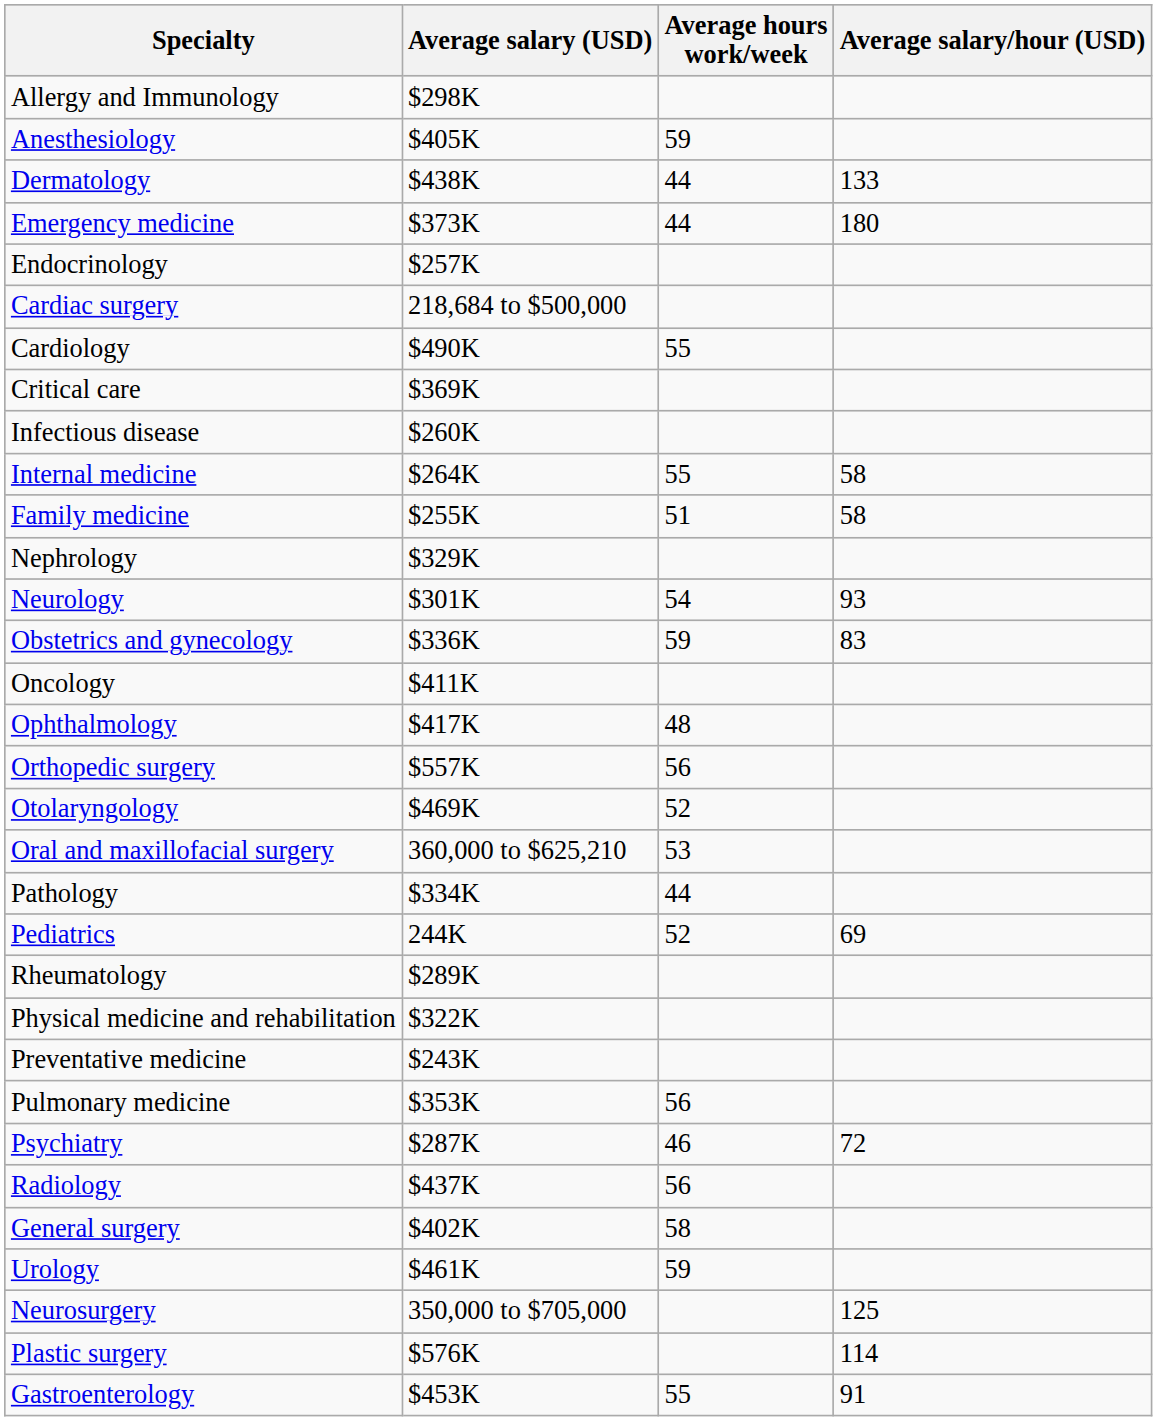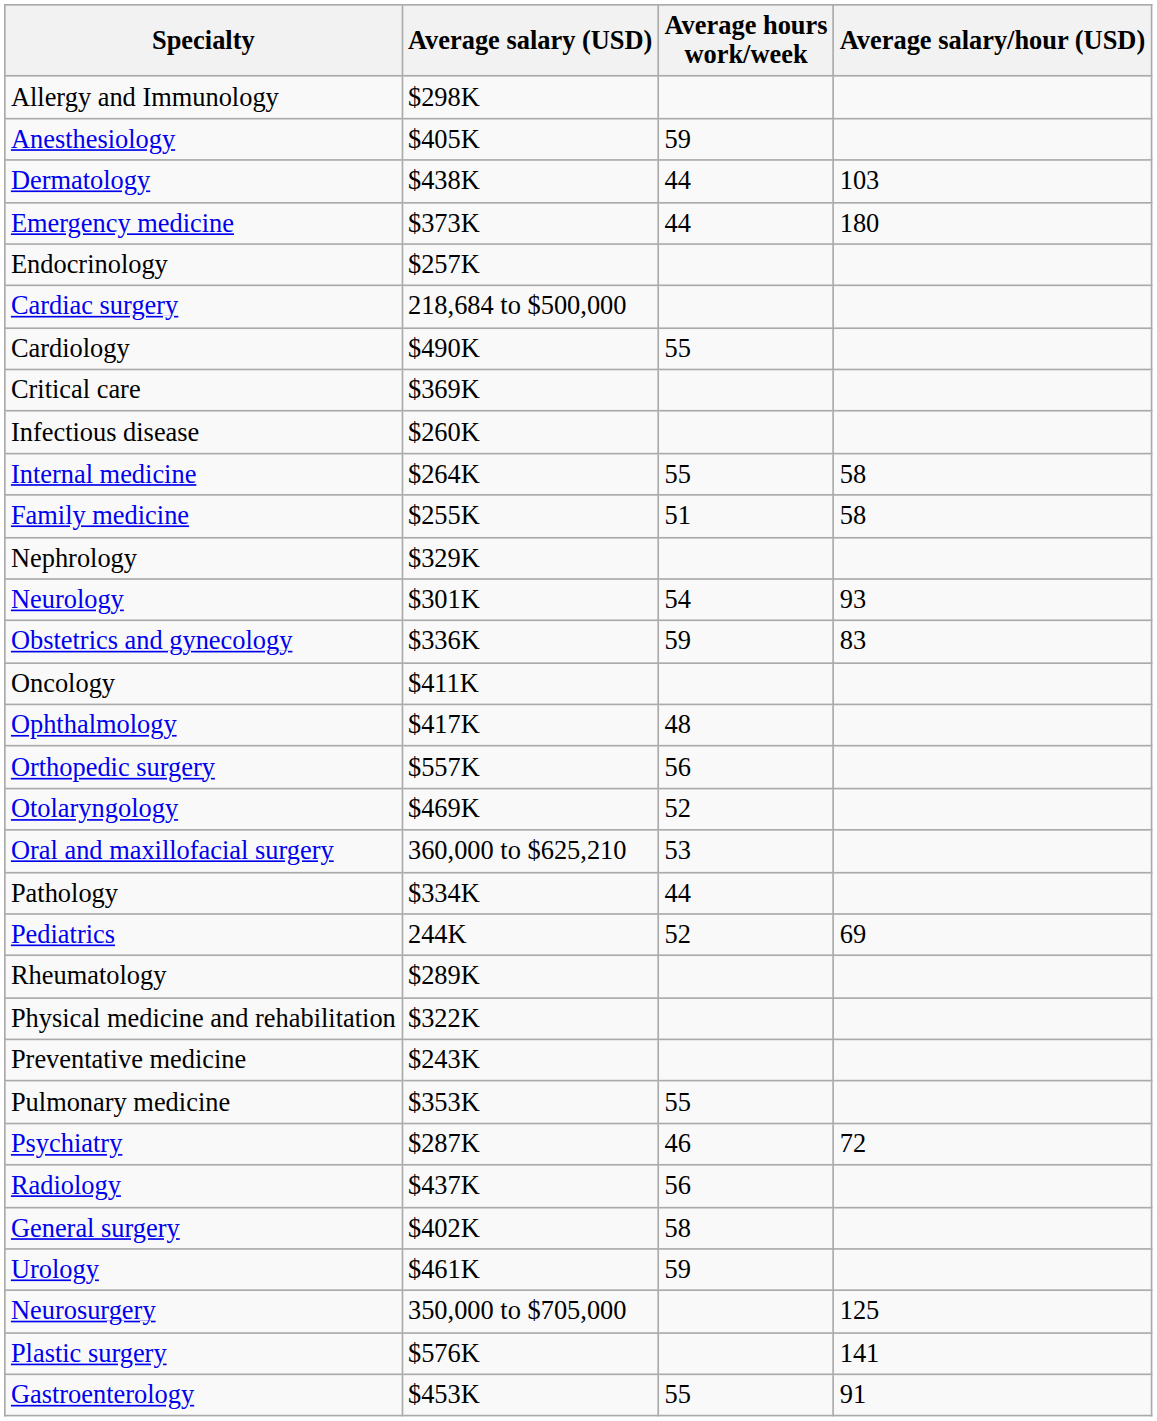(859, 180) 133 -> (859, 180) 103
(678, 1101) 56 -> (678, 1101) 55
(859, 1353) 114 -> (859, 1353) 141
